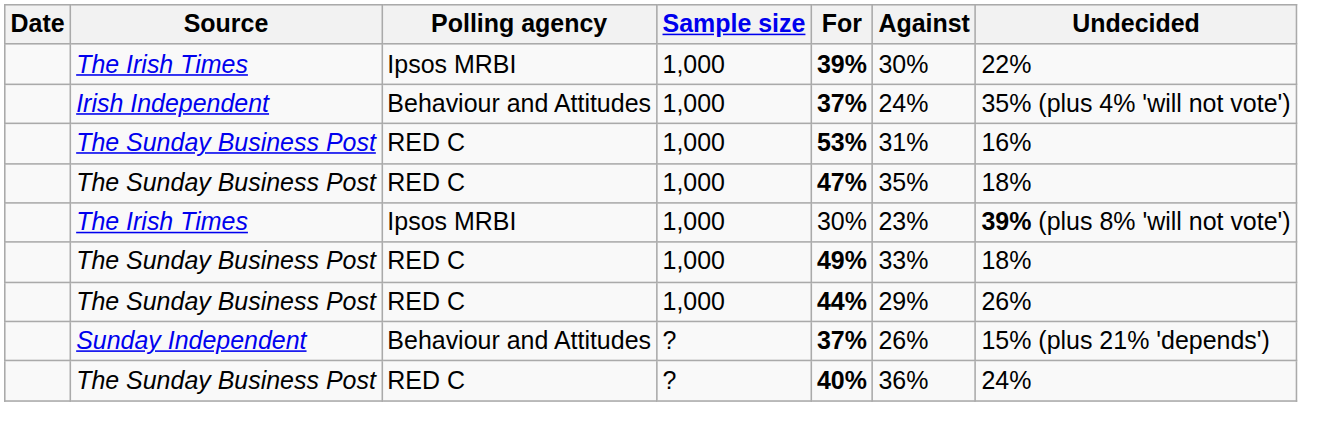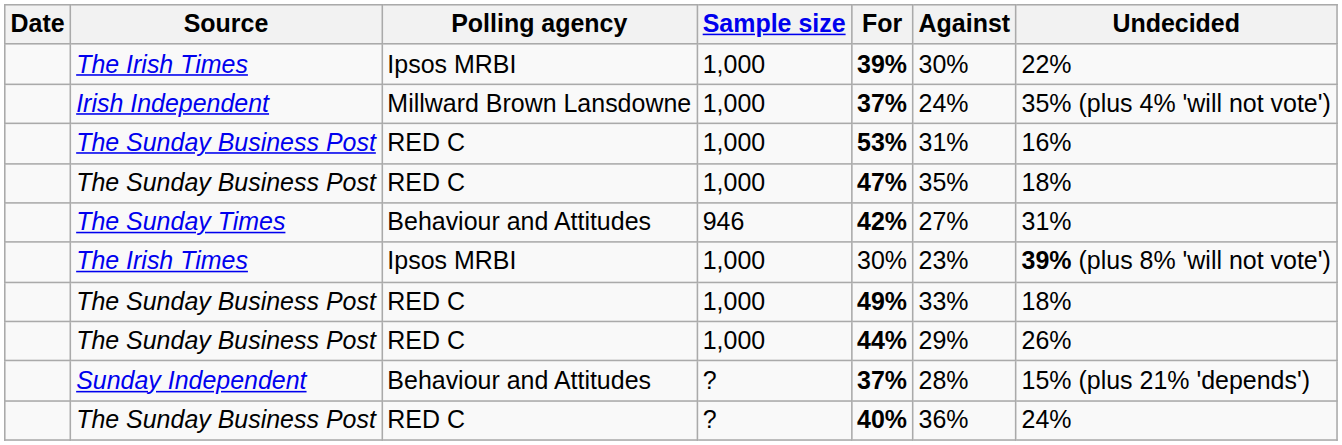(519, 103) Behaviour and Attitudes -> (539, 103) Millward Brown Lansdowne
+ row: (181, 222)
(903, 340) 26% -> (944, 380) 28%
